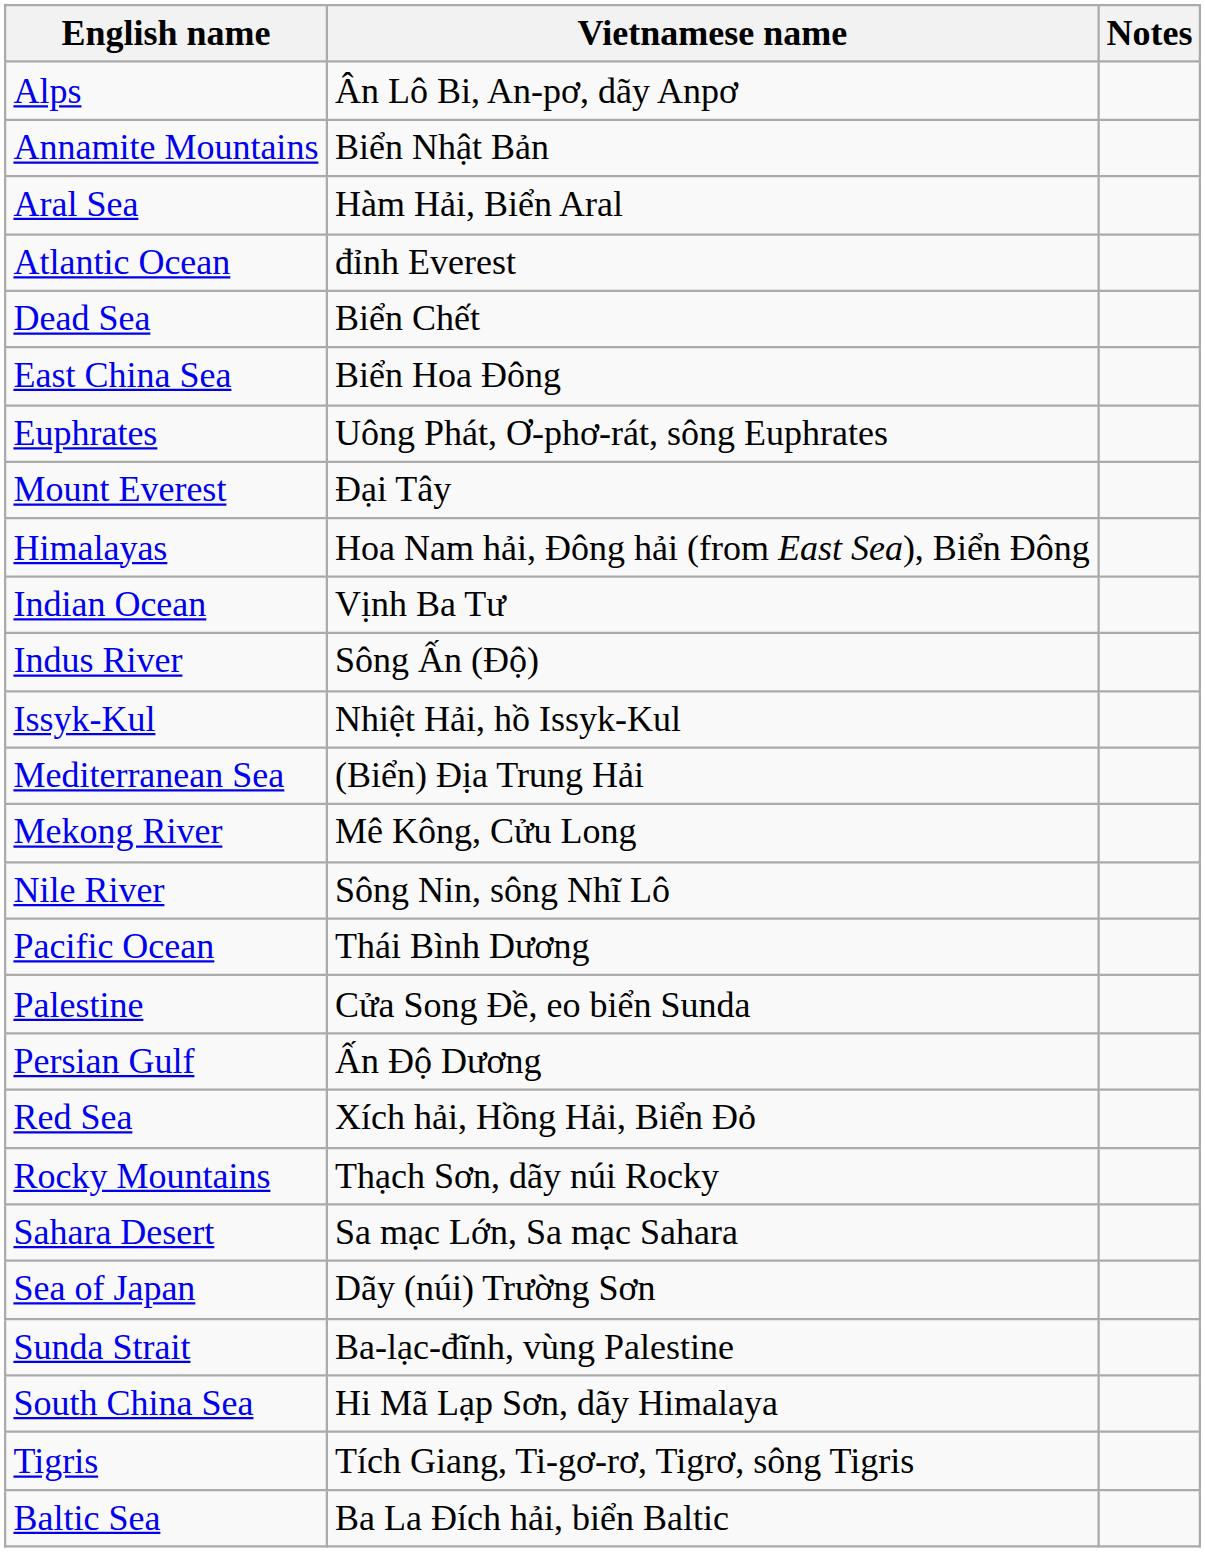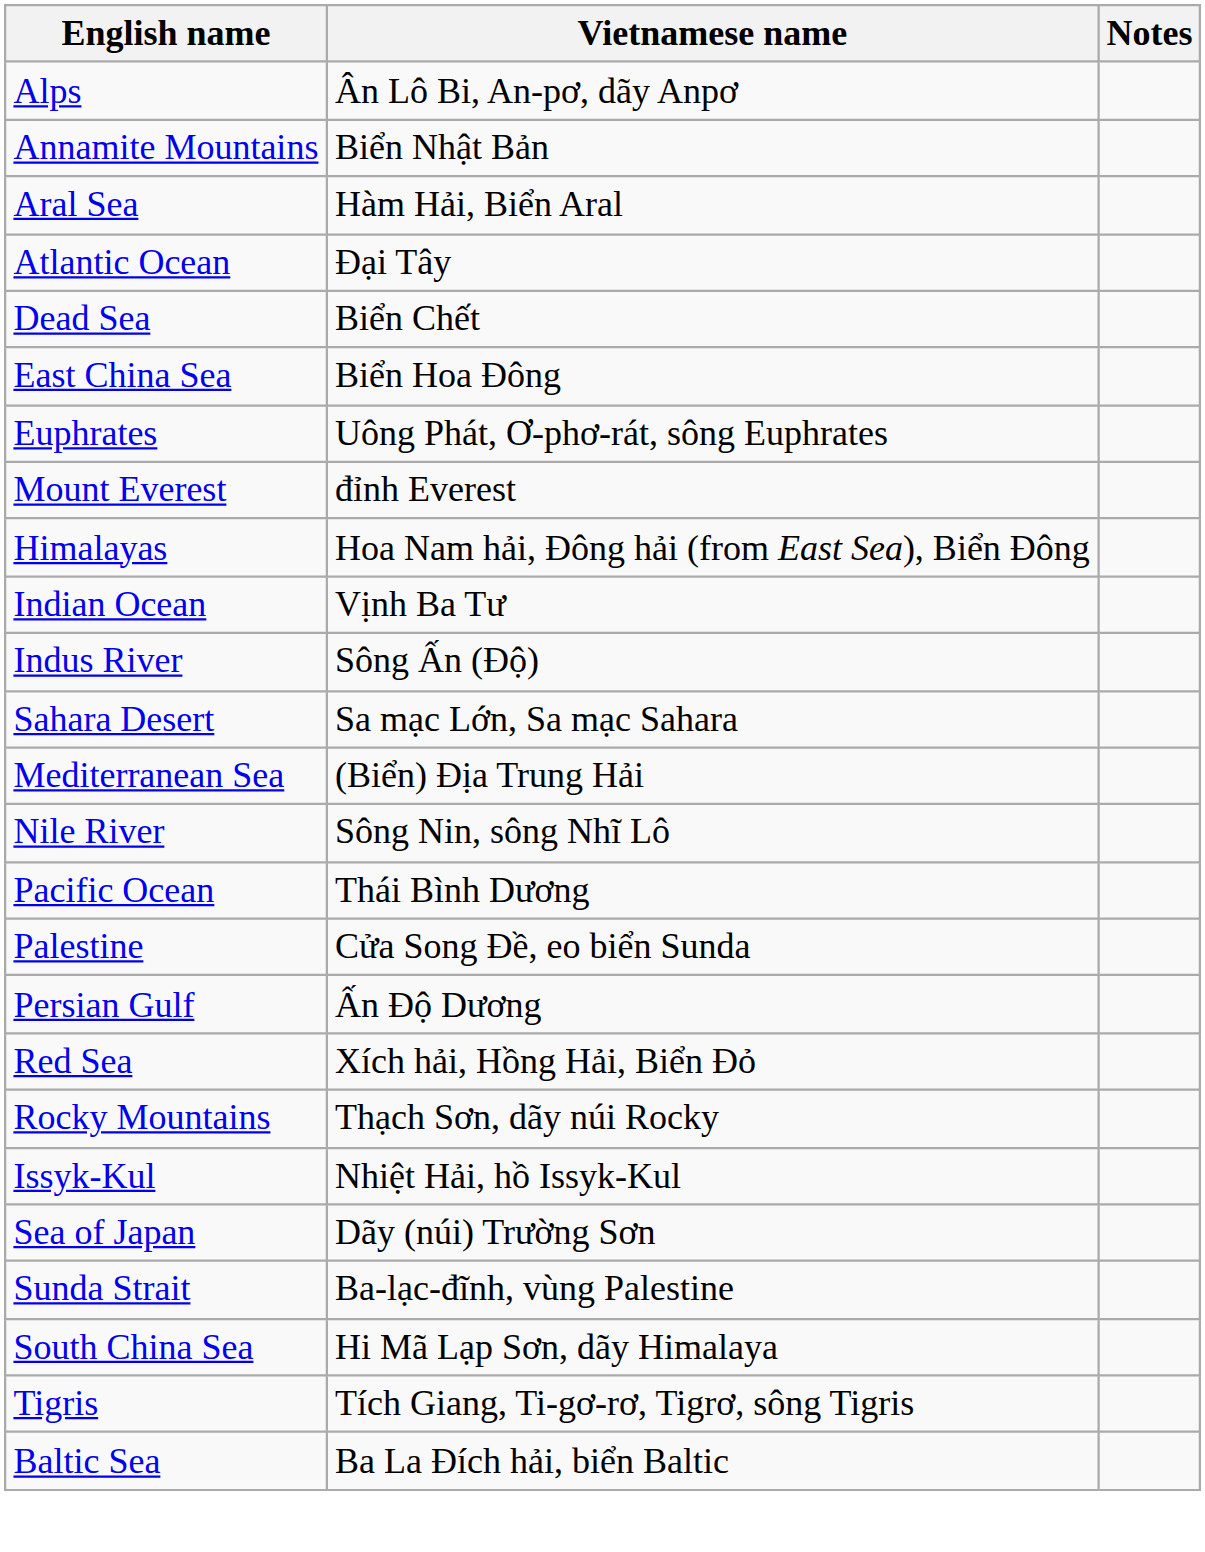(425, 261) đỉnh Everest -> (393, 261) Đại Tây
(393, 489) Đại Tây -> (425, 489) đỉnh Everest
rows swapped: (84, 718) <-> (114, 1232)
- row: (118, 832)
